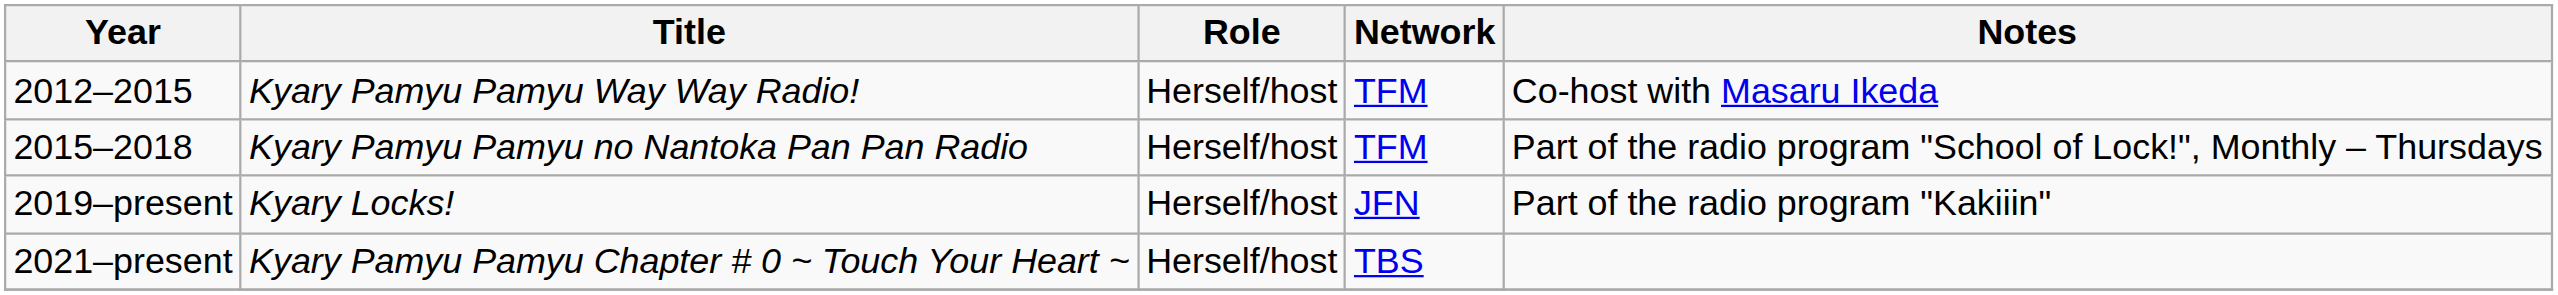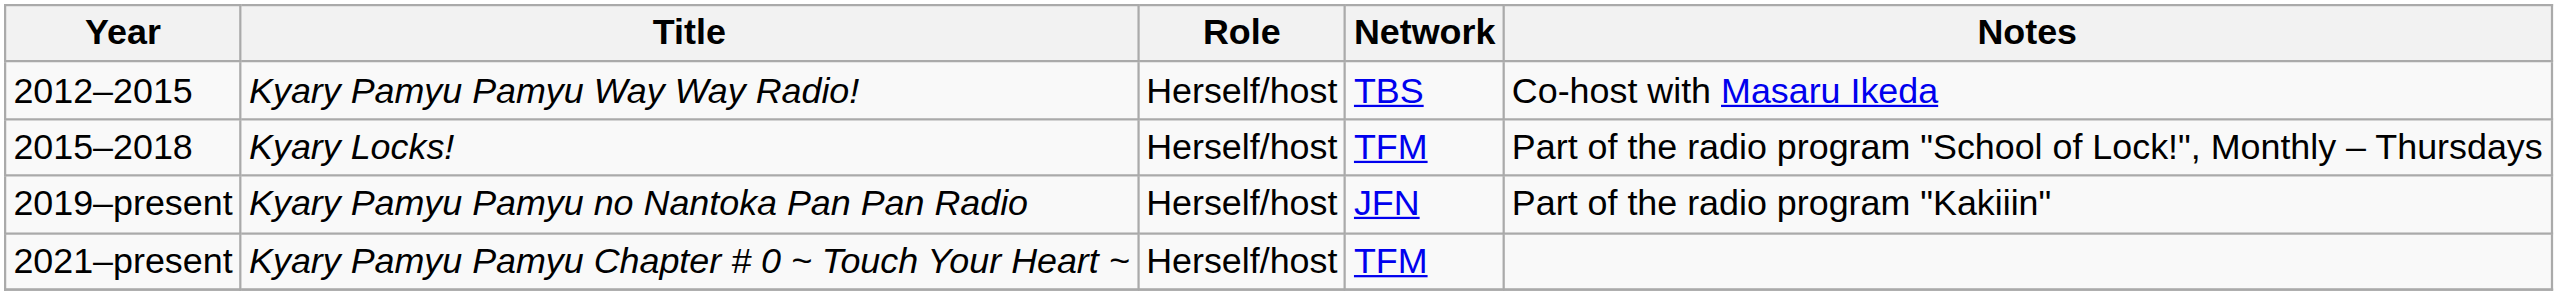(1391, 89) TFM -> (1389, 89) TBS
(639, 146) Kyary Pamyu Pamyu no Nantoka Pan Pan Radio -> (352, 146) Kyary Locks!
(352, 203) Kyary Locks! -> (639, 203) Kyary Pamyu Pamyu no Nantoka Pan Pan Radio
(1389, 260) TBS -> (1391, 260) TFM
